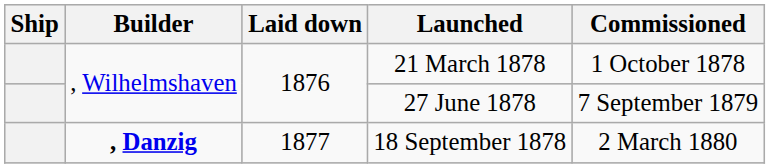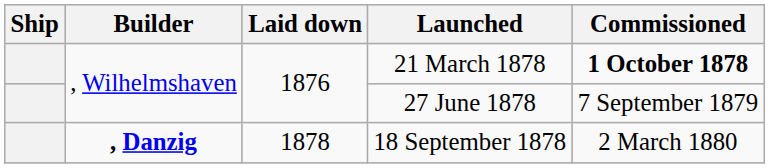(668, 63) normal -> (668, 63) bold
(305, 142) 1877 -> (305, 142) 1878
